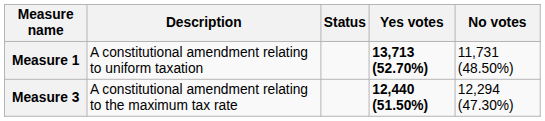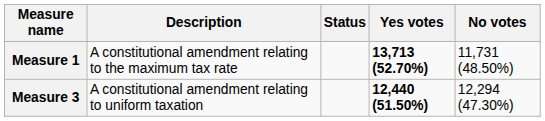(199, 60) A constitutional amendment relating to uniform taxation -> (199, 60) A constitutional amendment relating to the maximum tax rate
(199, 97) A constitutional amendment relating to the maximum tax rate -> (199, 97) A constitutional amendment relating to uniform taxation
